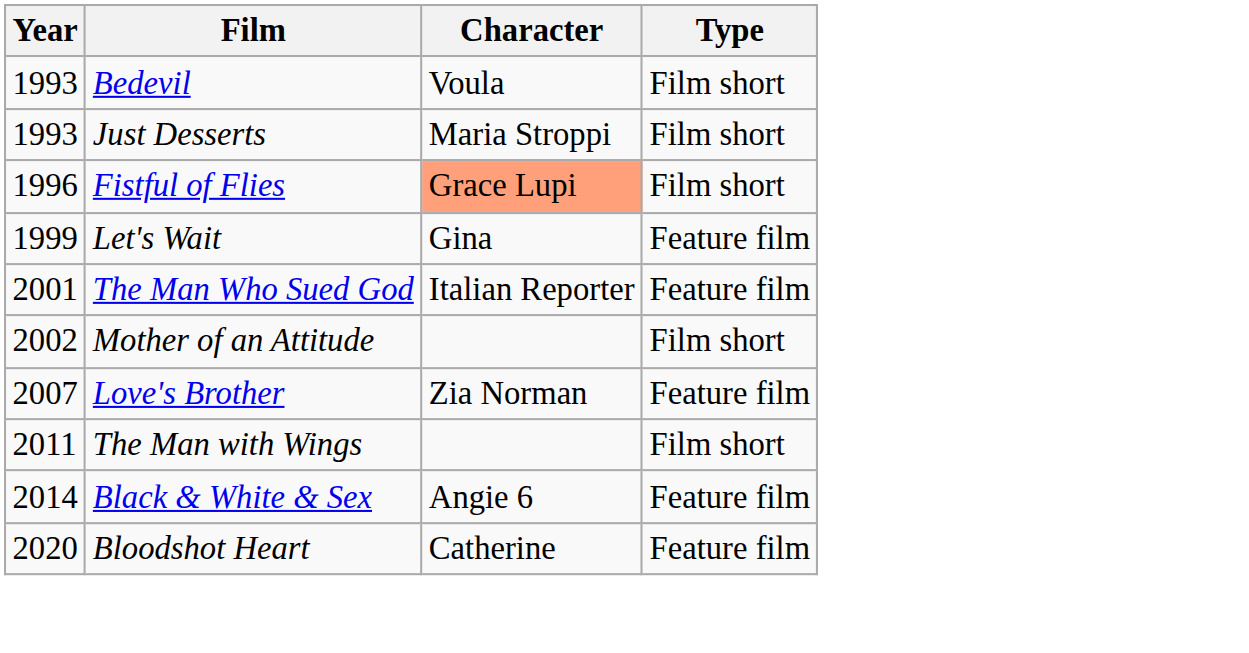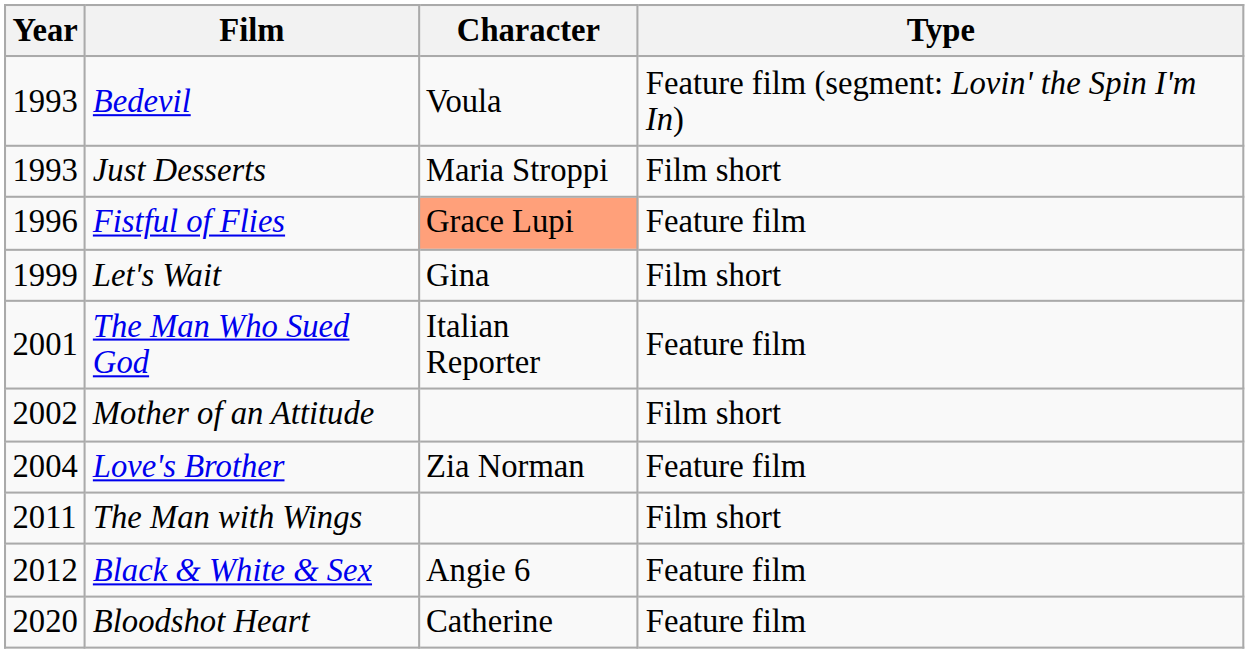(717, 82) Film short -> (921, 100) Feature film (segment: Lovin' the Spin I'm In)
(717, 185) Film short -> (726, 222) Feature film
(730, 237) Feature film -> (713, 274) Film short
(45, 392) 2007 -> (45, 466) 2004
(45, 496) 2014 -> (45, 569) 2012
